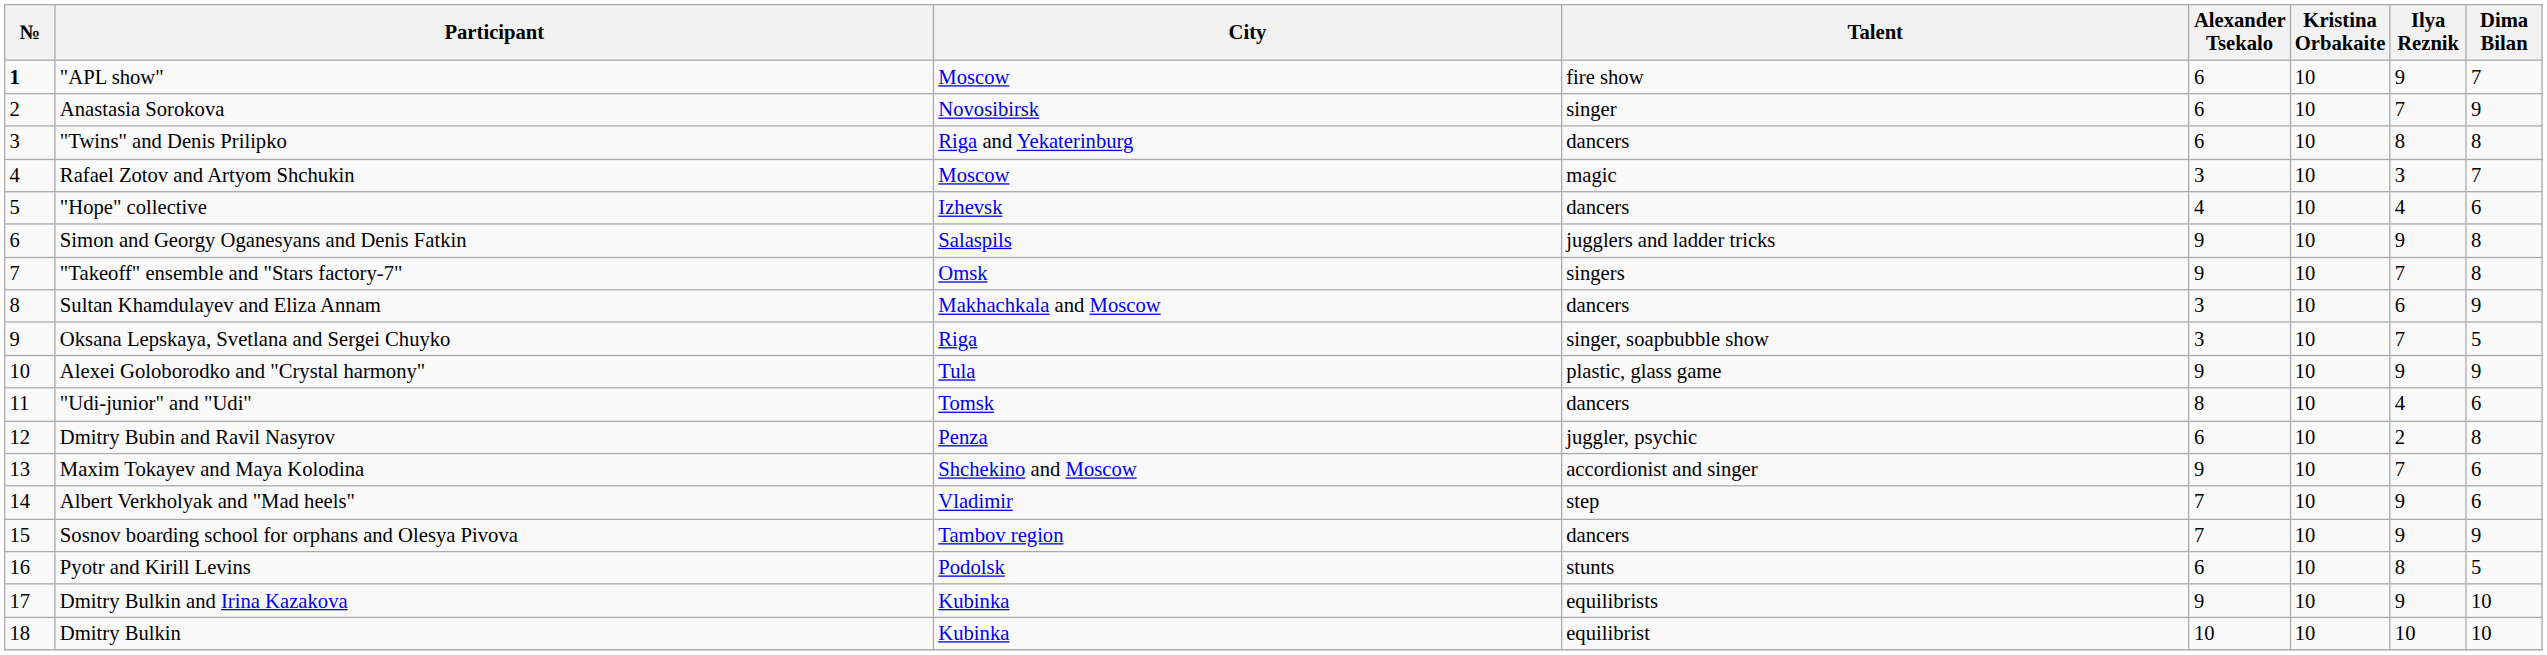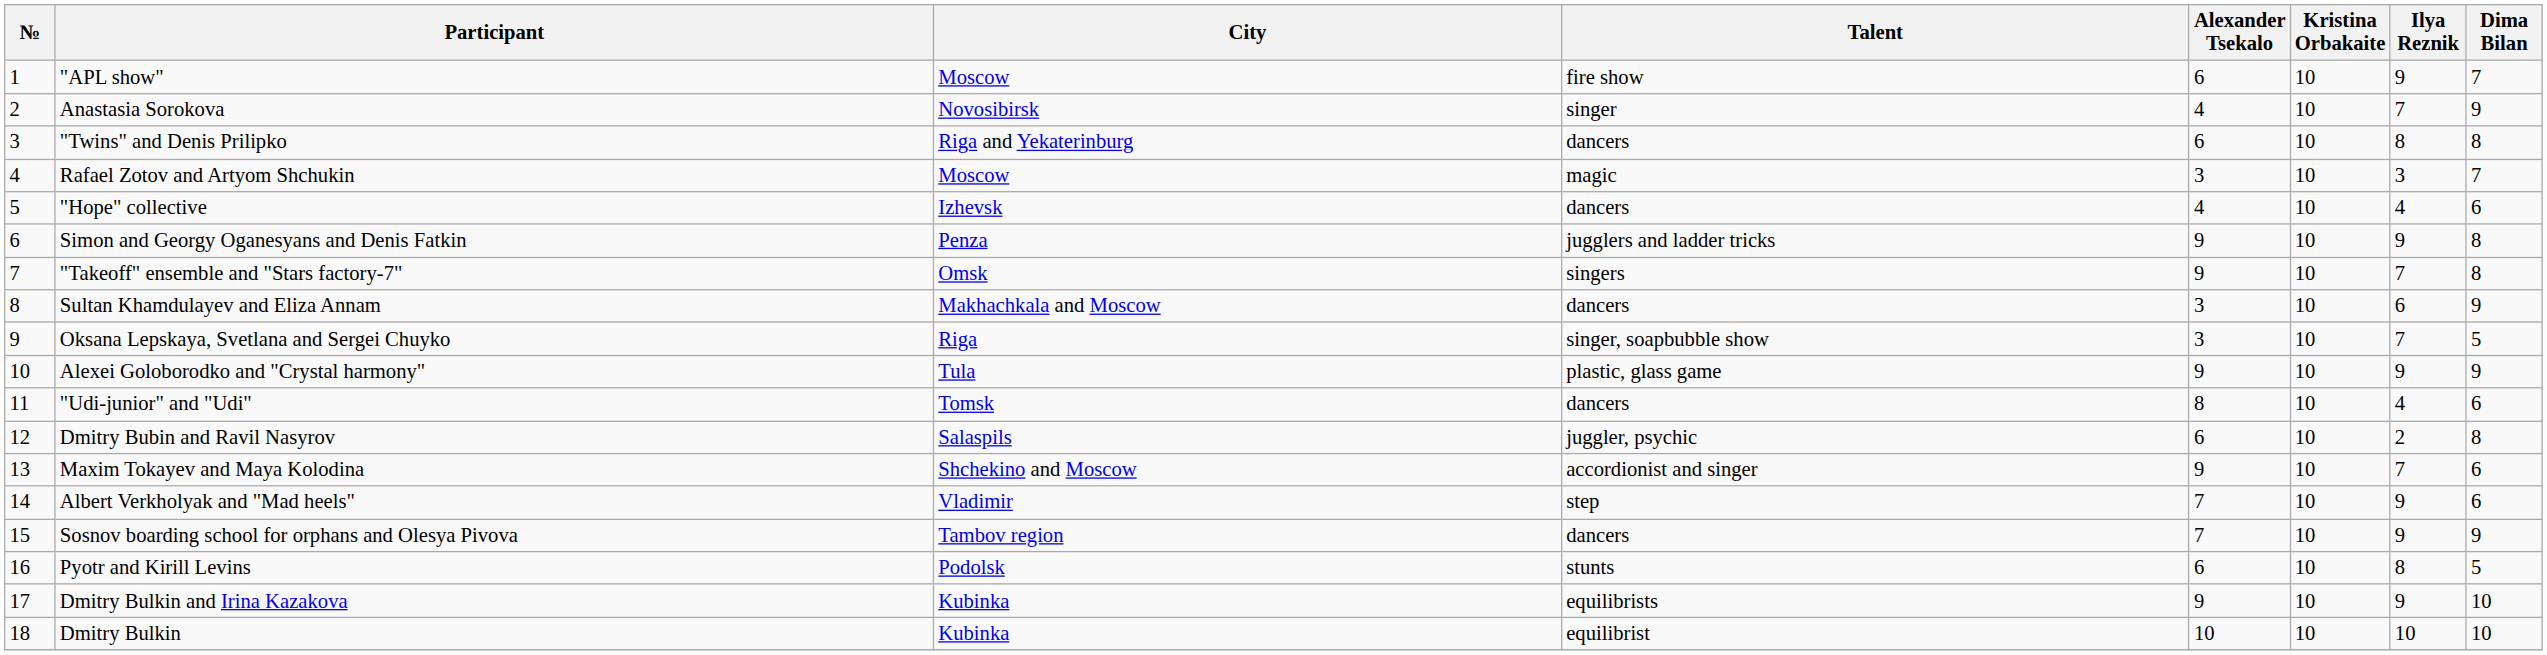(15, 76) bold -> (15, 76) normal
(2199, 109) 6 -> (2199, 109) 4
(975, 240) Salaspils -> (963, 240) Penza
(963, 436) Penza -> (975, 436) Salaspils
